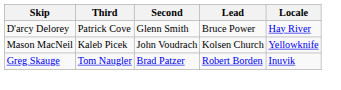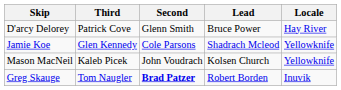+ row: (28, 45)
(161, 61) normal -> (168, 77) bold
